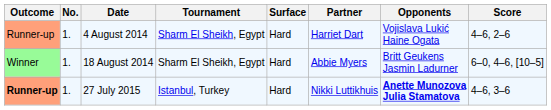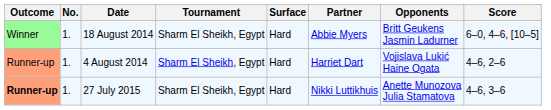rows swapped: (115, 34) <-> (118, 62)
(194, 90) Istanbul, Turkey -> (211, 90) Sharm El Sheikh, Egypt
(425, 90) bold -> (422, 90) normal
